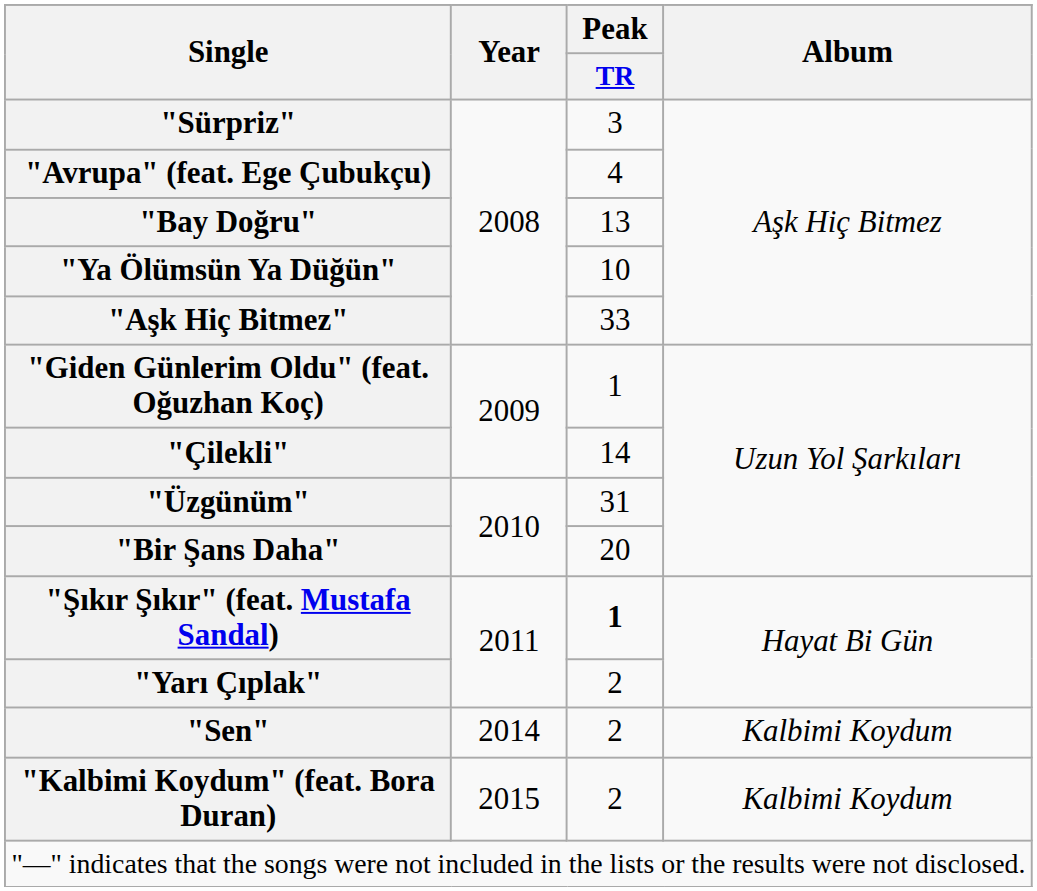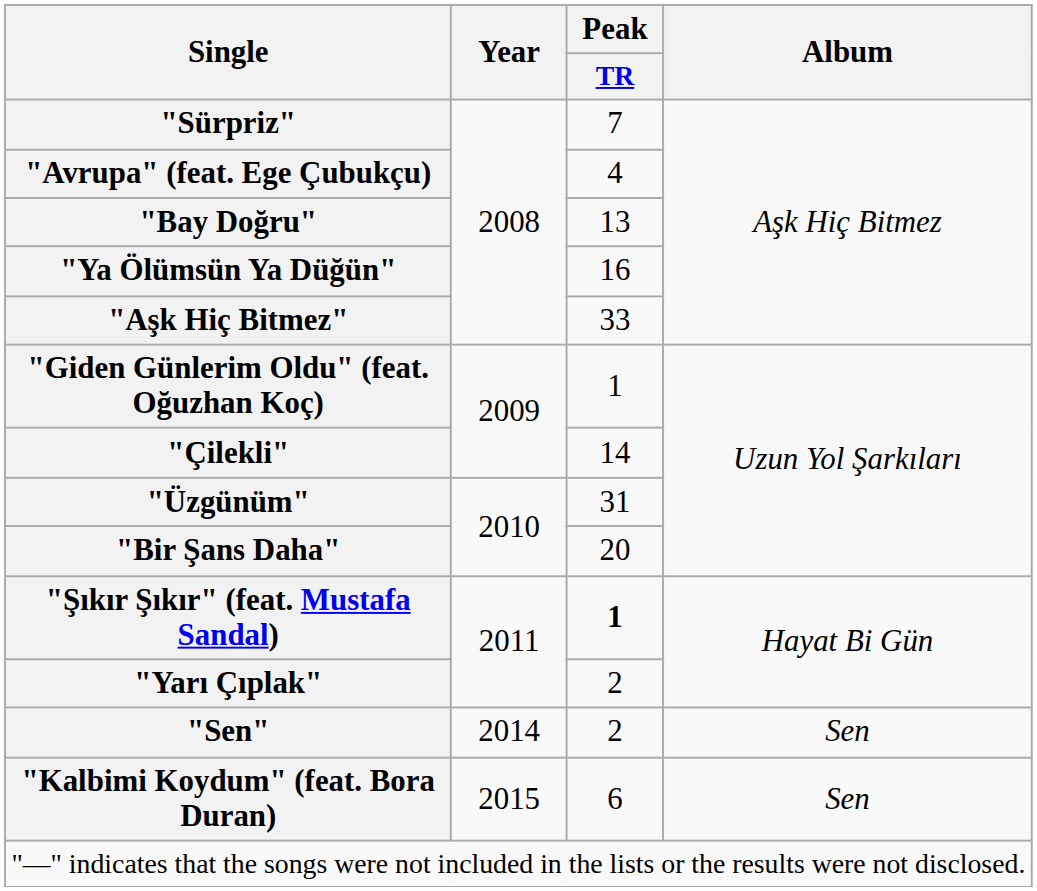(615, 123) 3 -> (615, 123) 7
(615, 270) 10 -> (615, 270) 16
(847, 731) Kalbimi Koydum -> (847, 731) Sen
(615, 798) 2 -> (615, 798) 6
(847, 798) Kalbimi Koydum -> (847, 798) Sen
